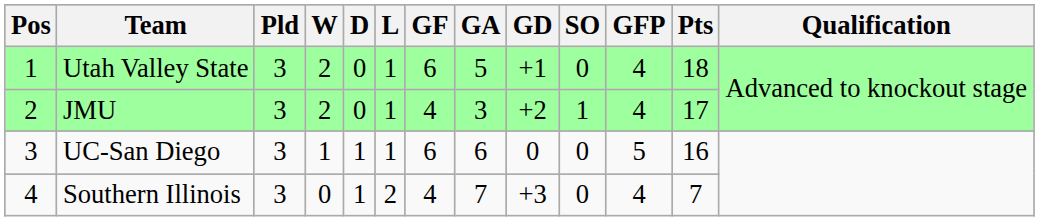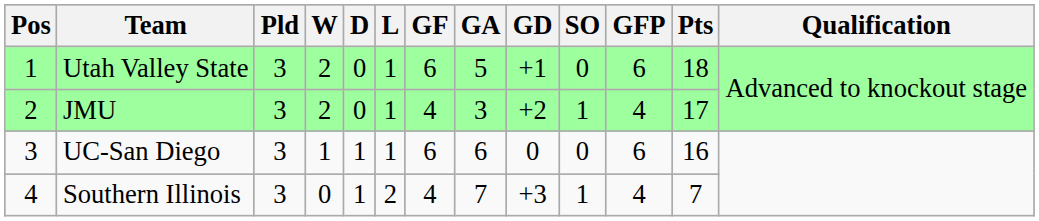(639, 67) 4 -> (639, 67) 6
(639, 151) 5 -> (639, 151) 6
(583, 194) 0 -> (583, 194) 1
